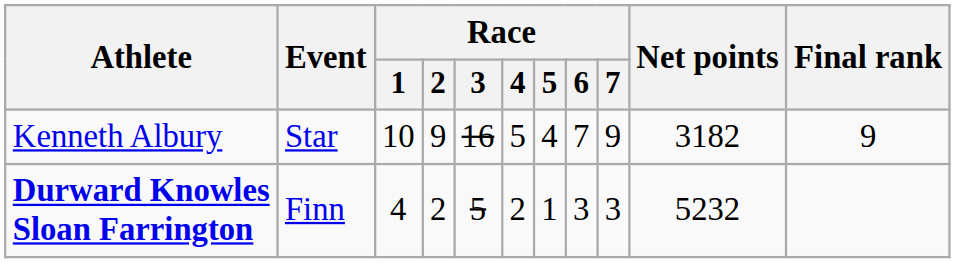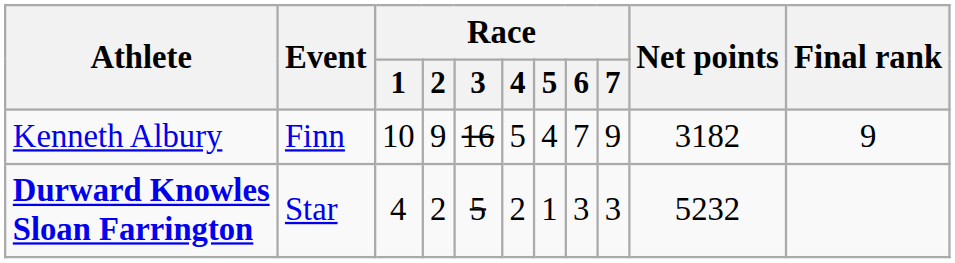(311, 136) Star -> (315, 136) Finn
(315, 209) Finn -> (311, 209) Star
